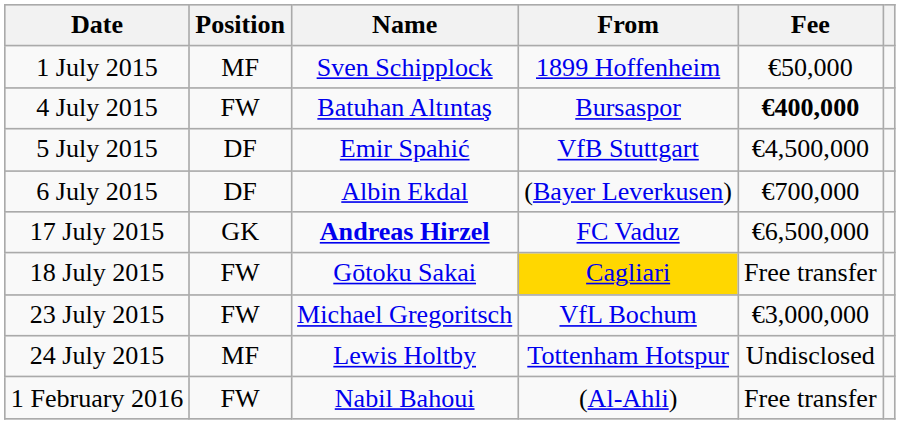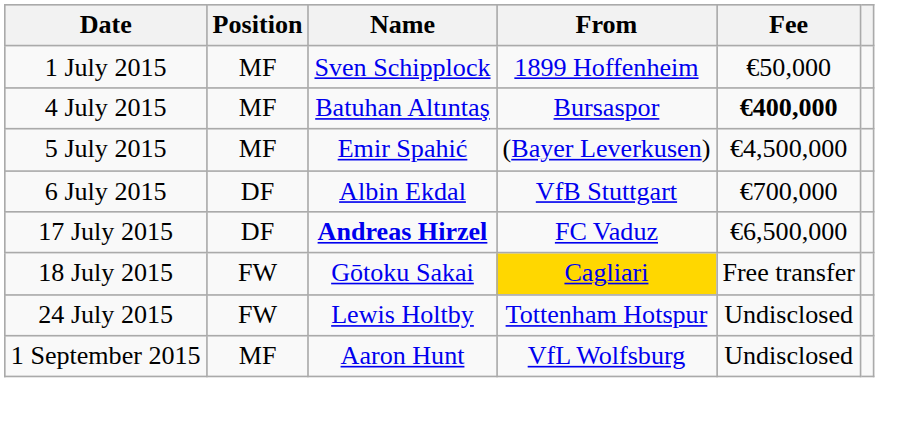(240, 107) FW -> (258, 107) MF
(240, 149) DF -> (258, 149) MF
(628, 149) VfB Stuttgart -> (606, 149) (Bayer Leverkusen)
(628, 190) (Bayer Leverkusen) -> (606, 190) VfB Stuttgart
(240, 231) GK -> (258, 231) DF
- row: (97, 314)
(240, 356) MF -> (258, 314) FW
+ row: (106, 356)
- row: (97, 397)
